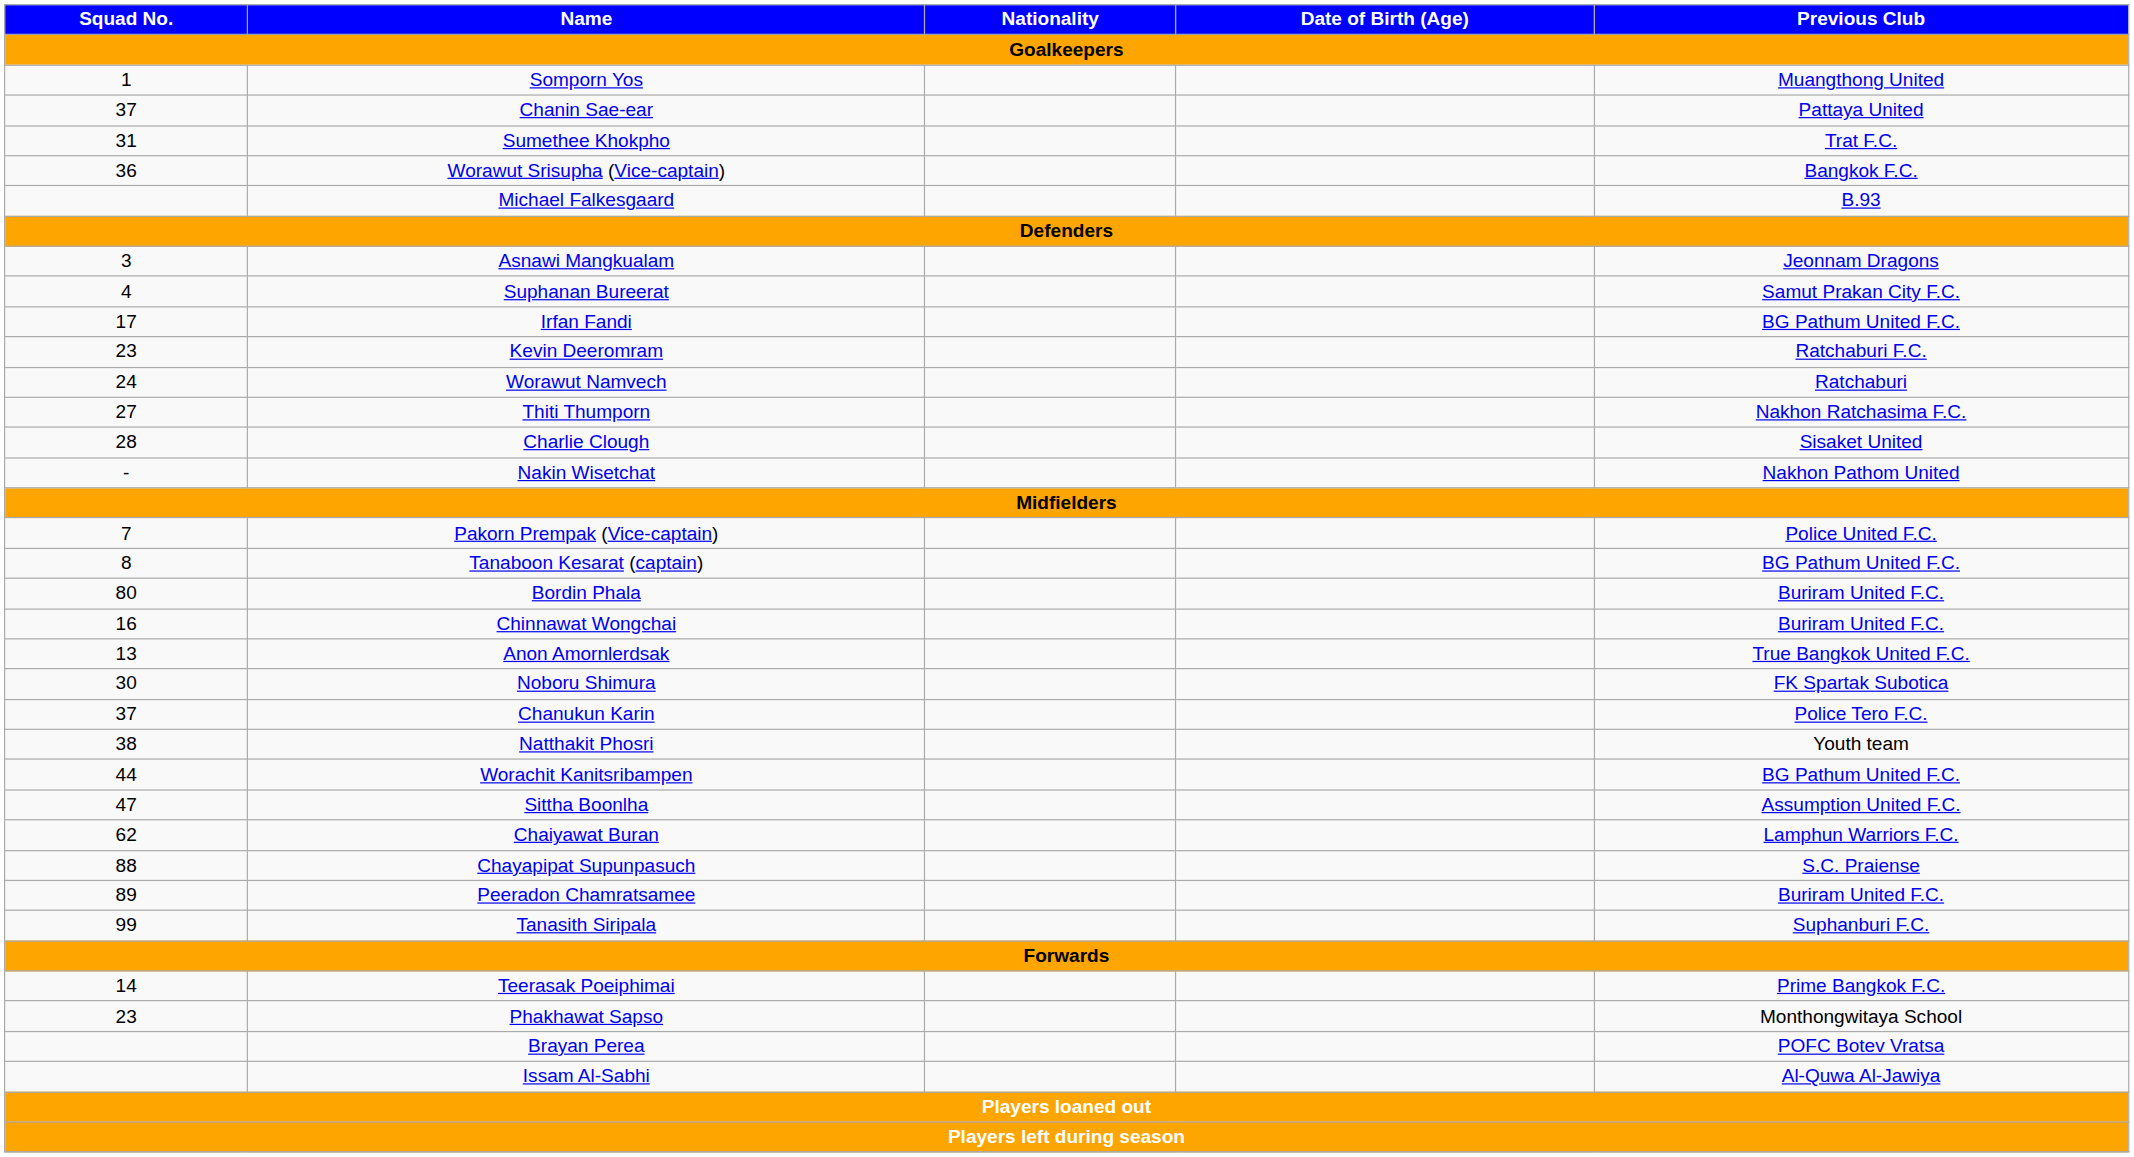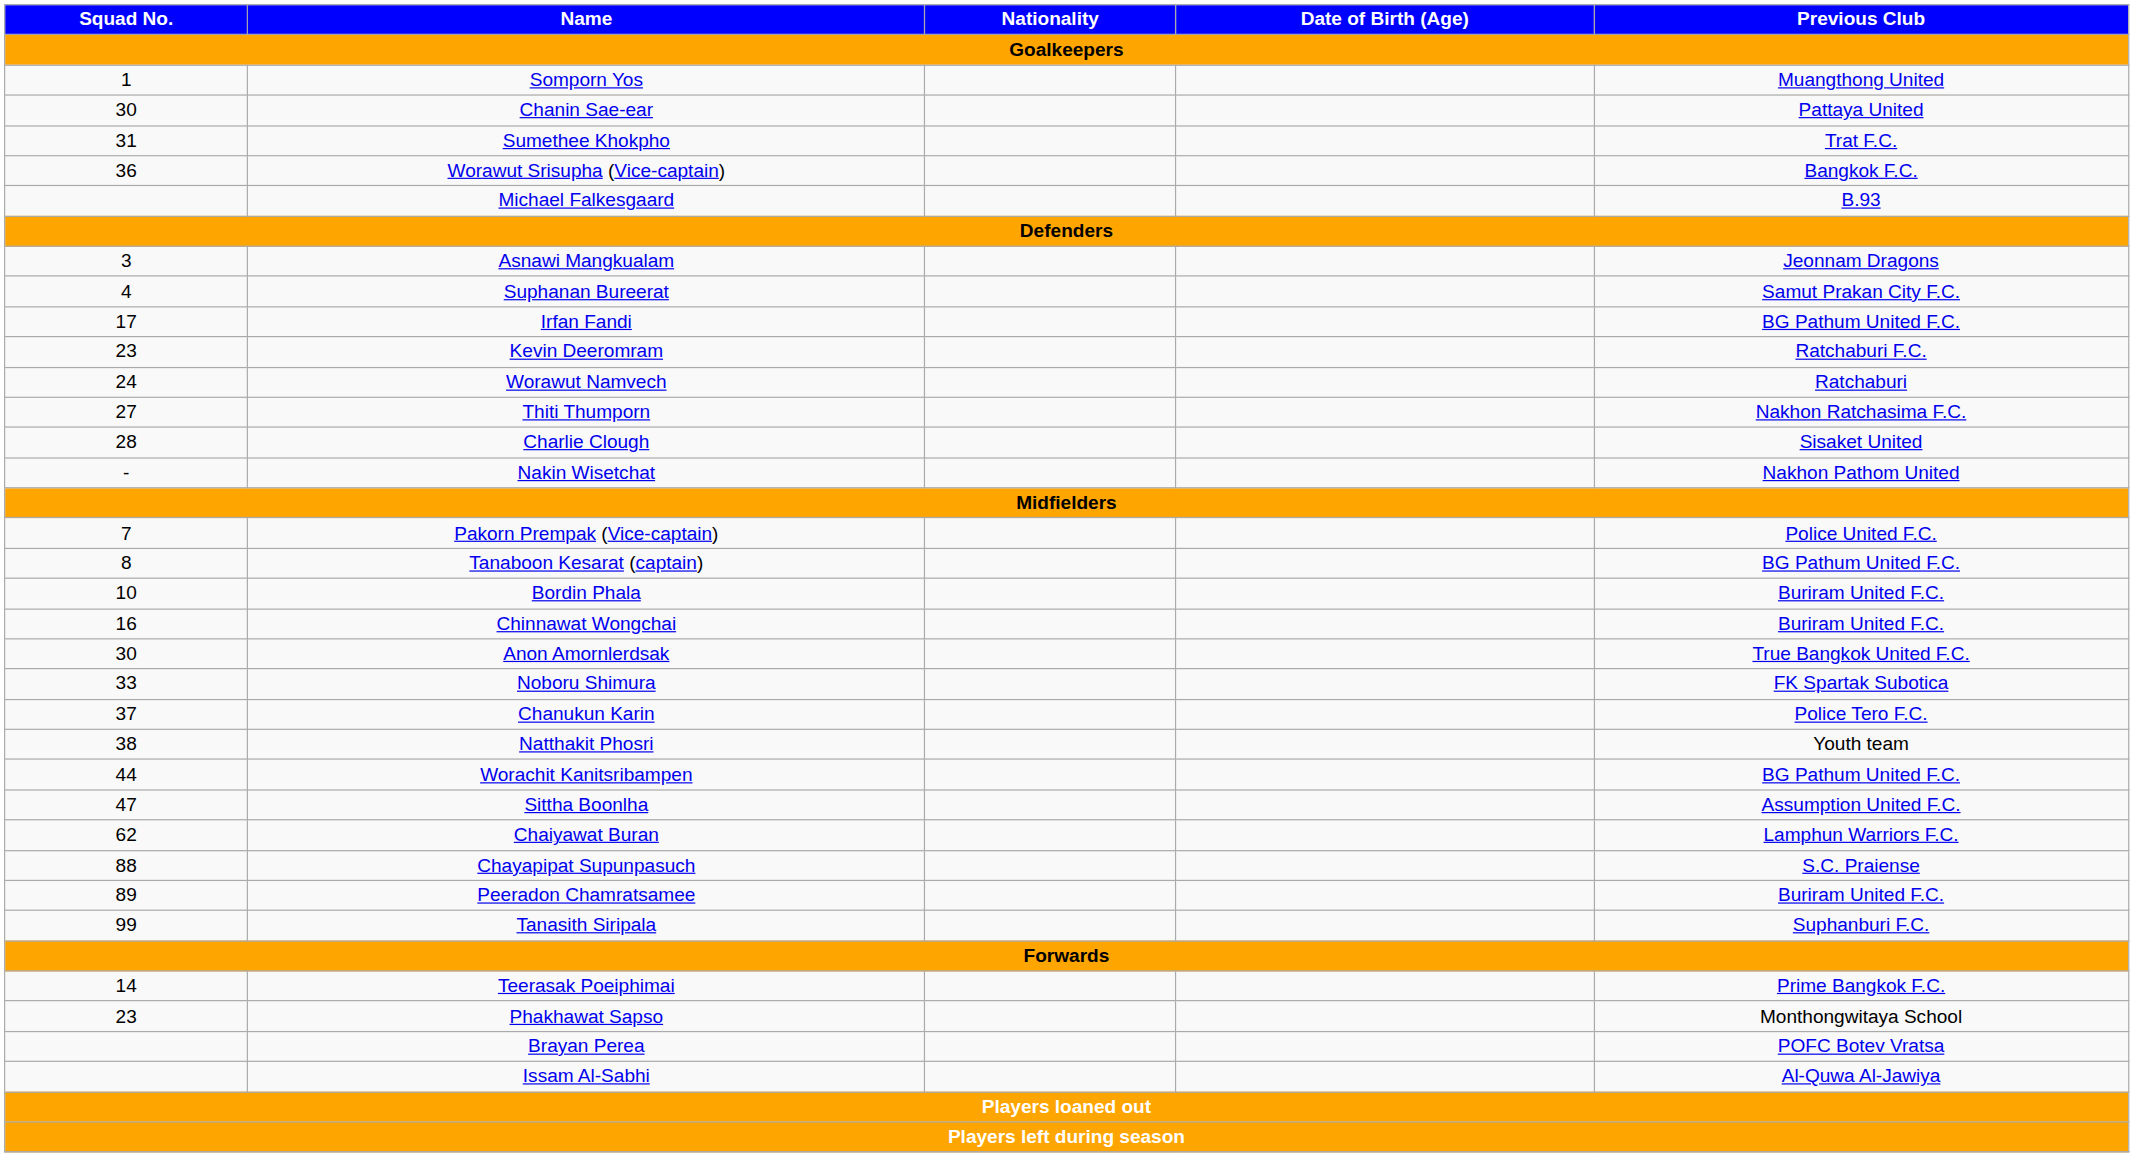(126, 110) 37 -> (126, 110) 30
(126, 593) 80 -> (126, 593) 10
(126, 653) 13 -> (126, 653) 30
(126, 683) 30 -> (126, 683) 33
